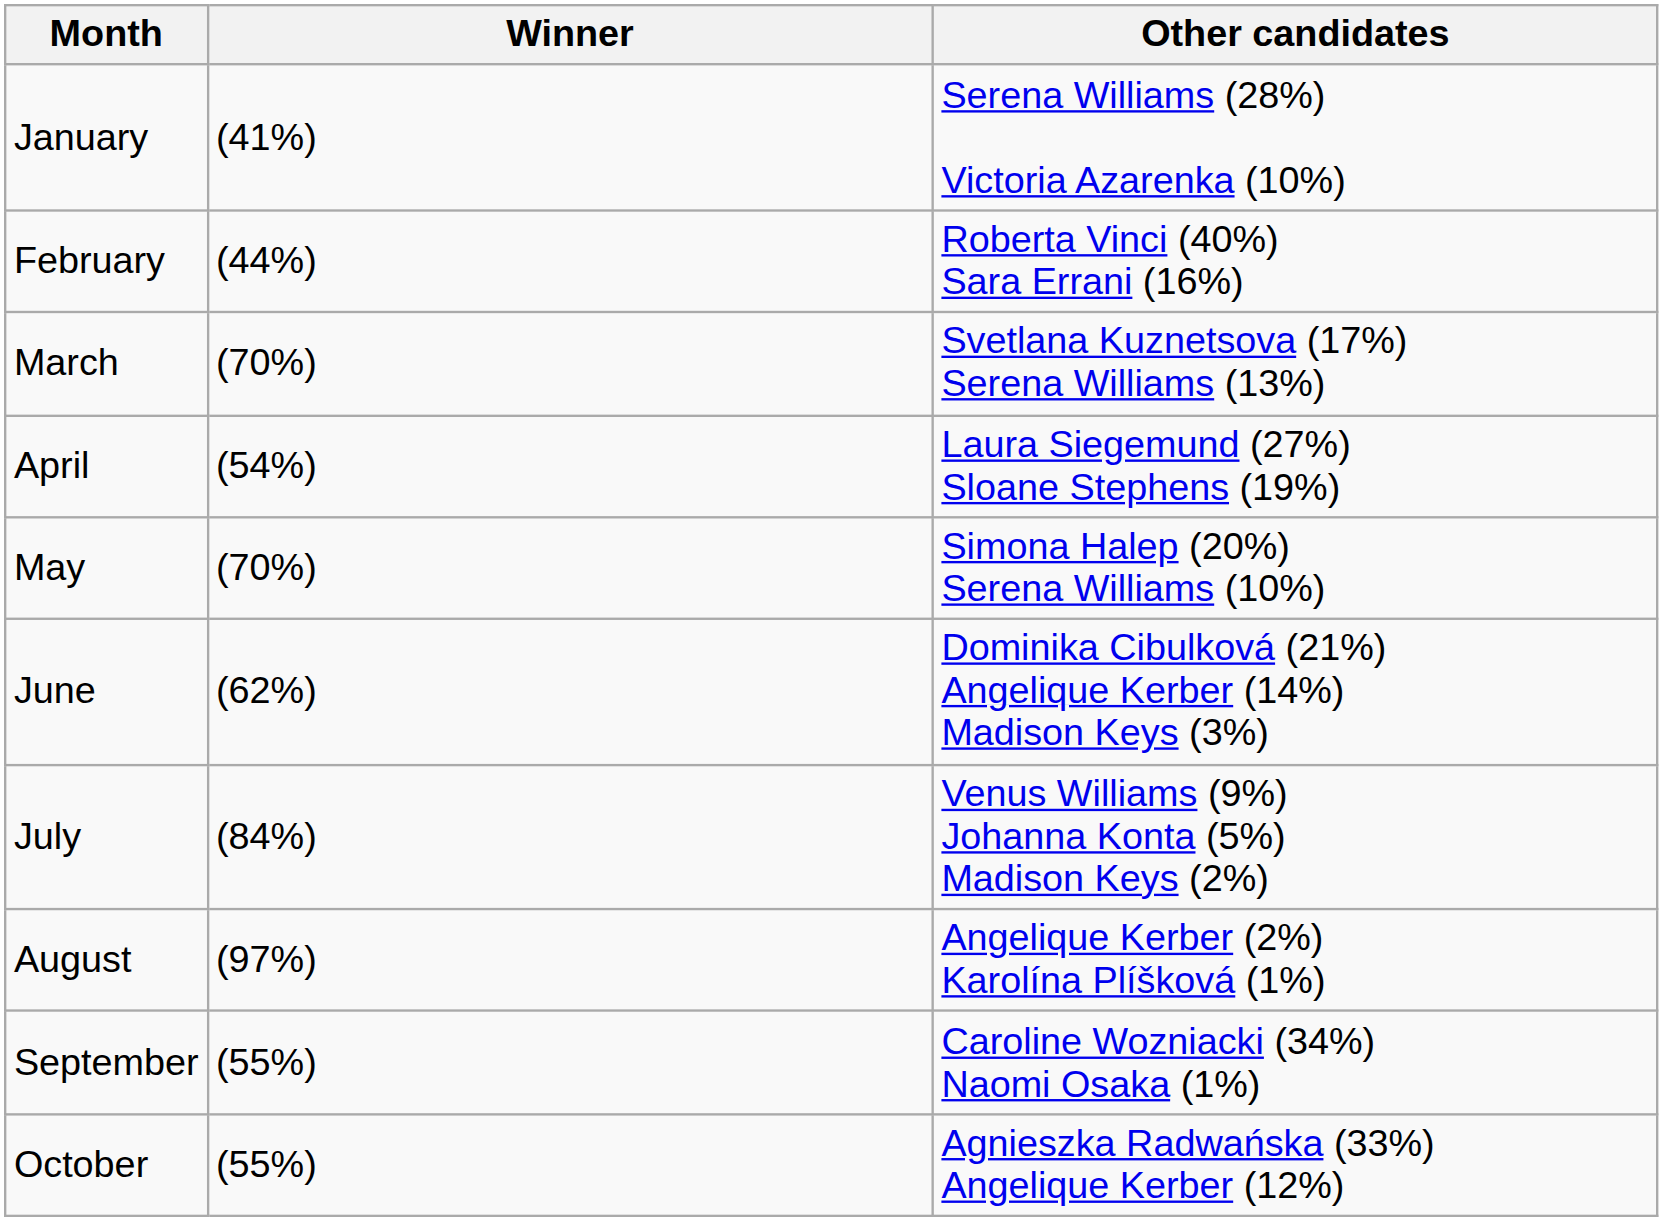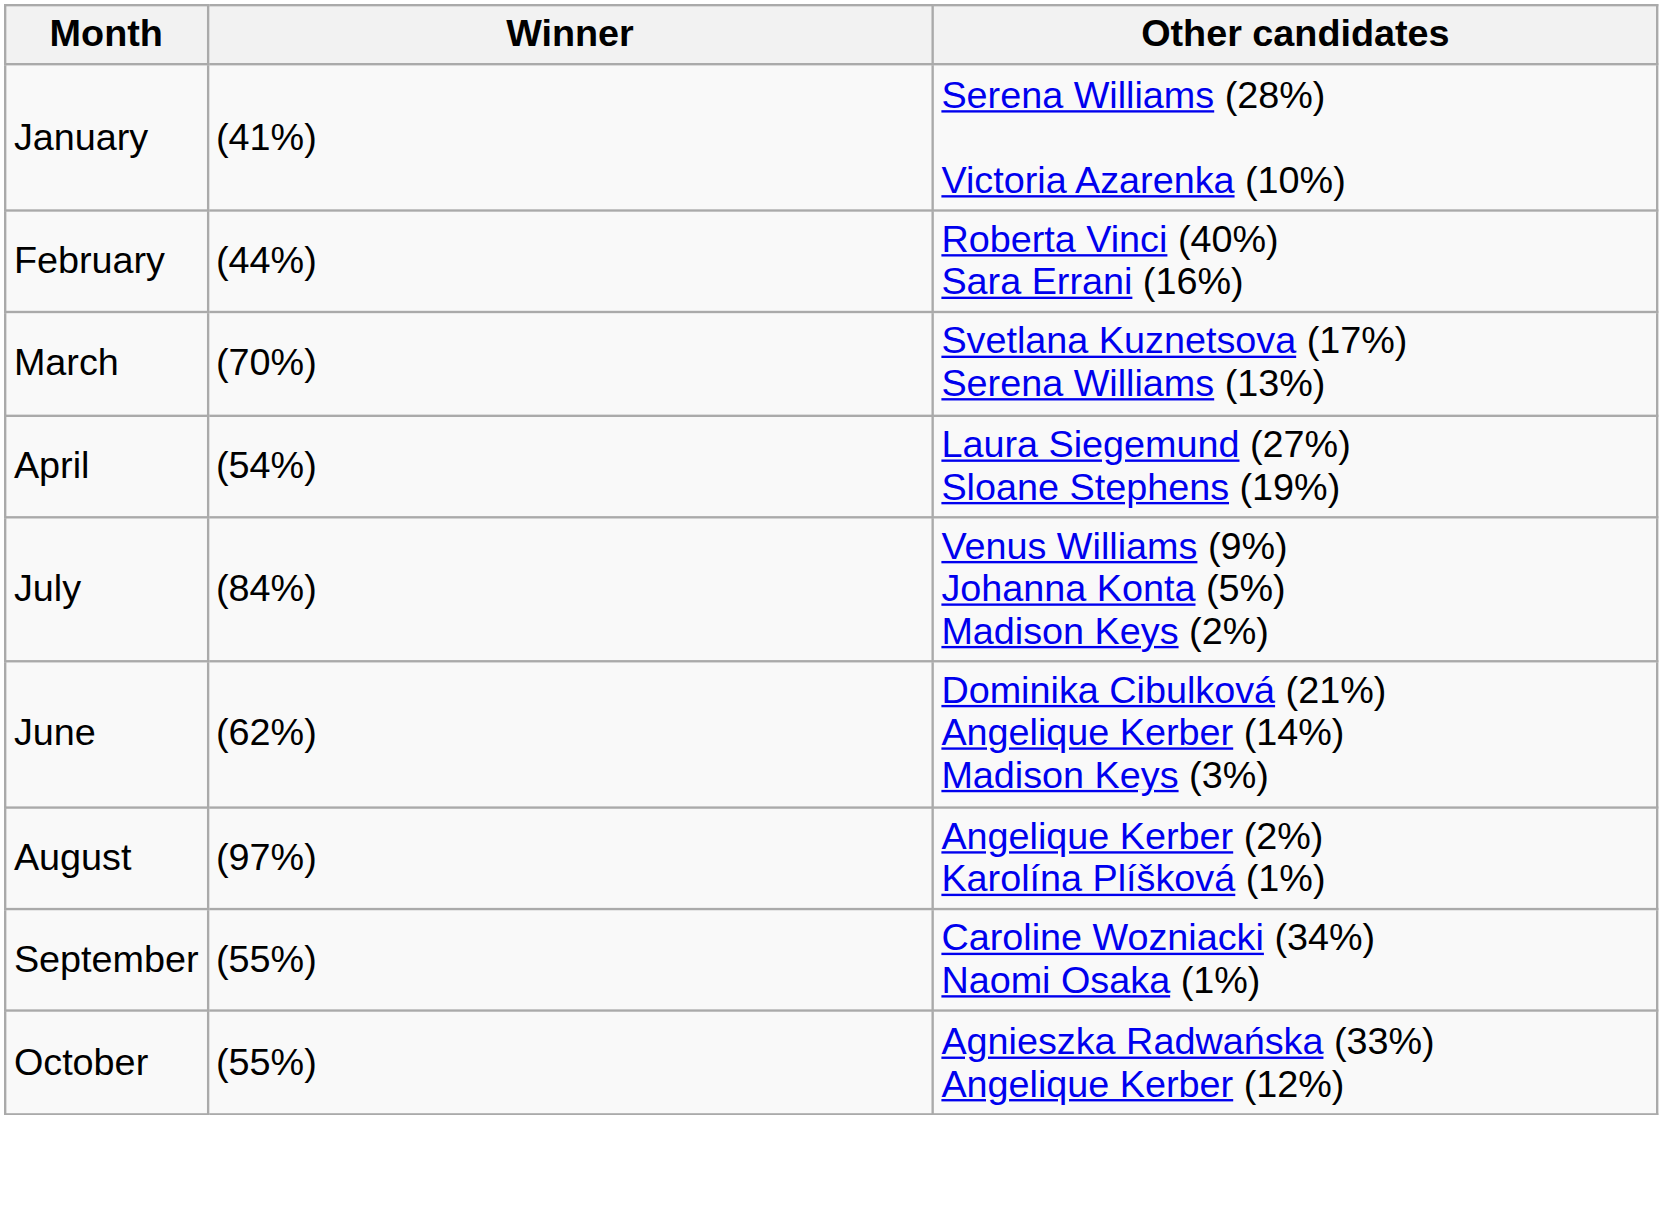- row: (50, 567)
rows swapped: (55, 691) <-> (47, 835)
